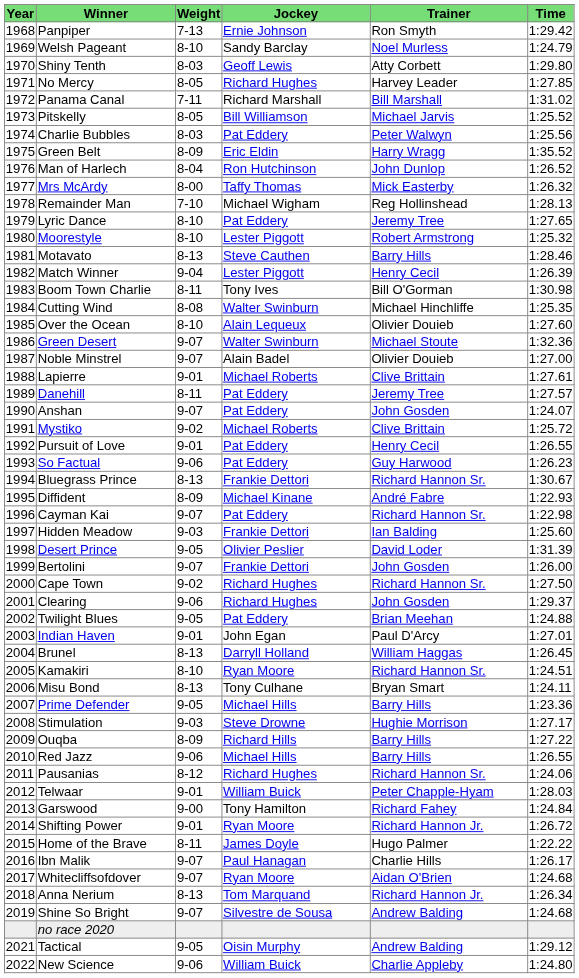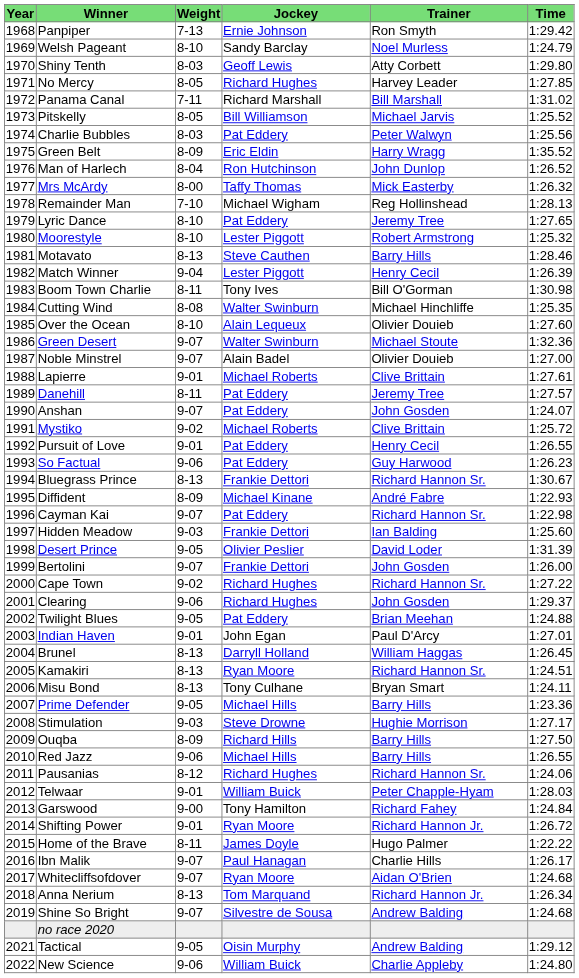(551, 584) 1:27.50 -> (551, 584) 1:27.22
(190, 670) 8-10 -> (190, 670) 8-13
(551, 739) 1:27.22 -> (551, 739) 1:27.50
